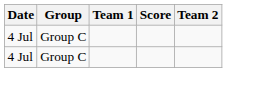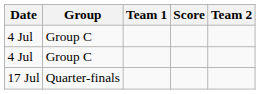+ row: (24, 78)
